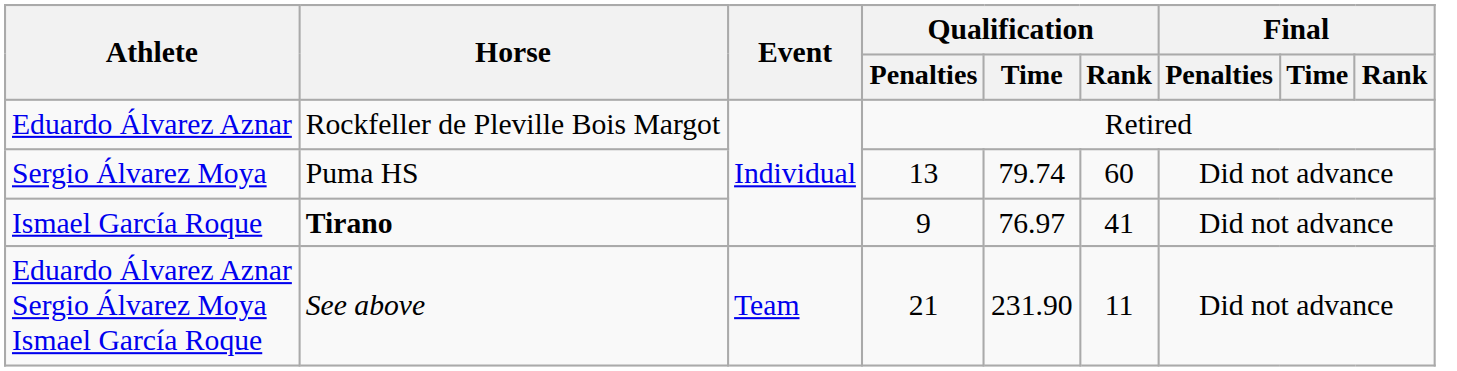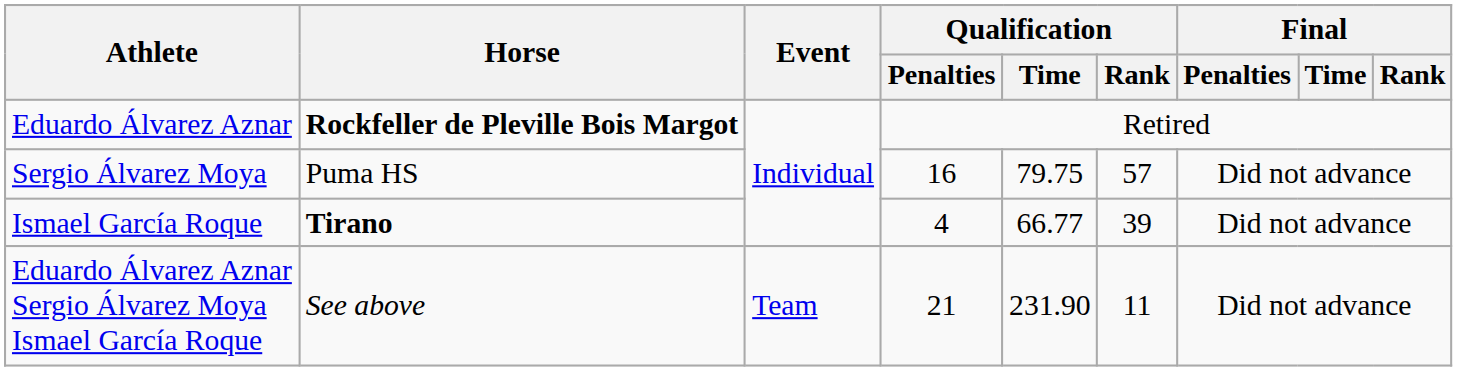(513, 124) normal -> (522, 124) bold
(923, 173) 13 -> (942, 173) 16
(1032, 173) 79.74 -> (1050, 173) 79.75
(1119, 173) 60 -> (1137, 173) 57
(923, 222) 9 -> (942, 222) 4
(1032, 222) 76.97 -> (1050, 222) 66.77
(1119, 222) 41 -> (1137, 222) 39
